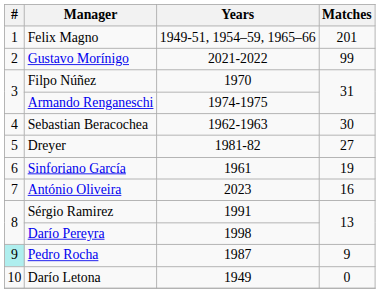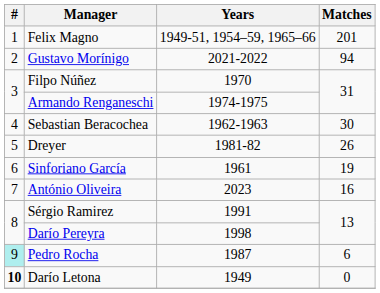(347, 59) 99 -> (347, 59) 94
(347, 146) 27 -> (347, 146) 26
(347, 255) 9 -> (347, 255) 6
(14, 277) normal -> (14, 277) bold
